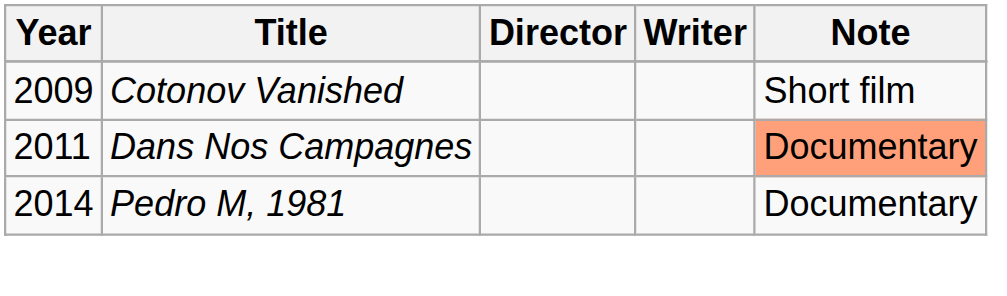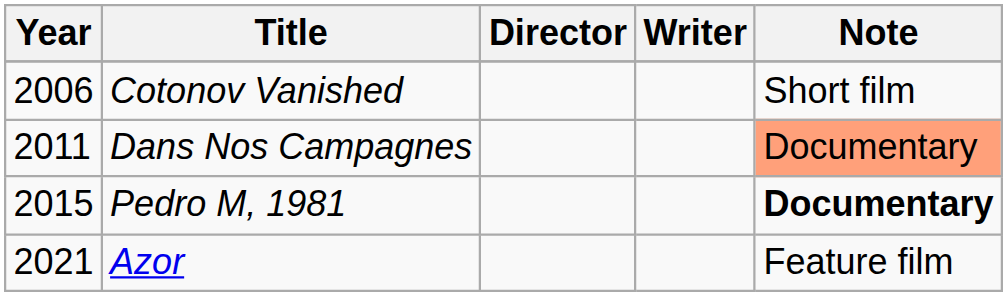(53, 90) 2009 -> (53, 90) 2006
(53, 204) 2014 -> (53, 204) 2015
(871, 204) normal -> (879, 204) bold
+ row: (147, 261)
